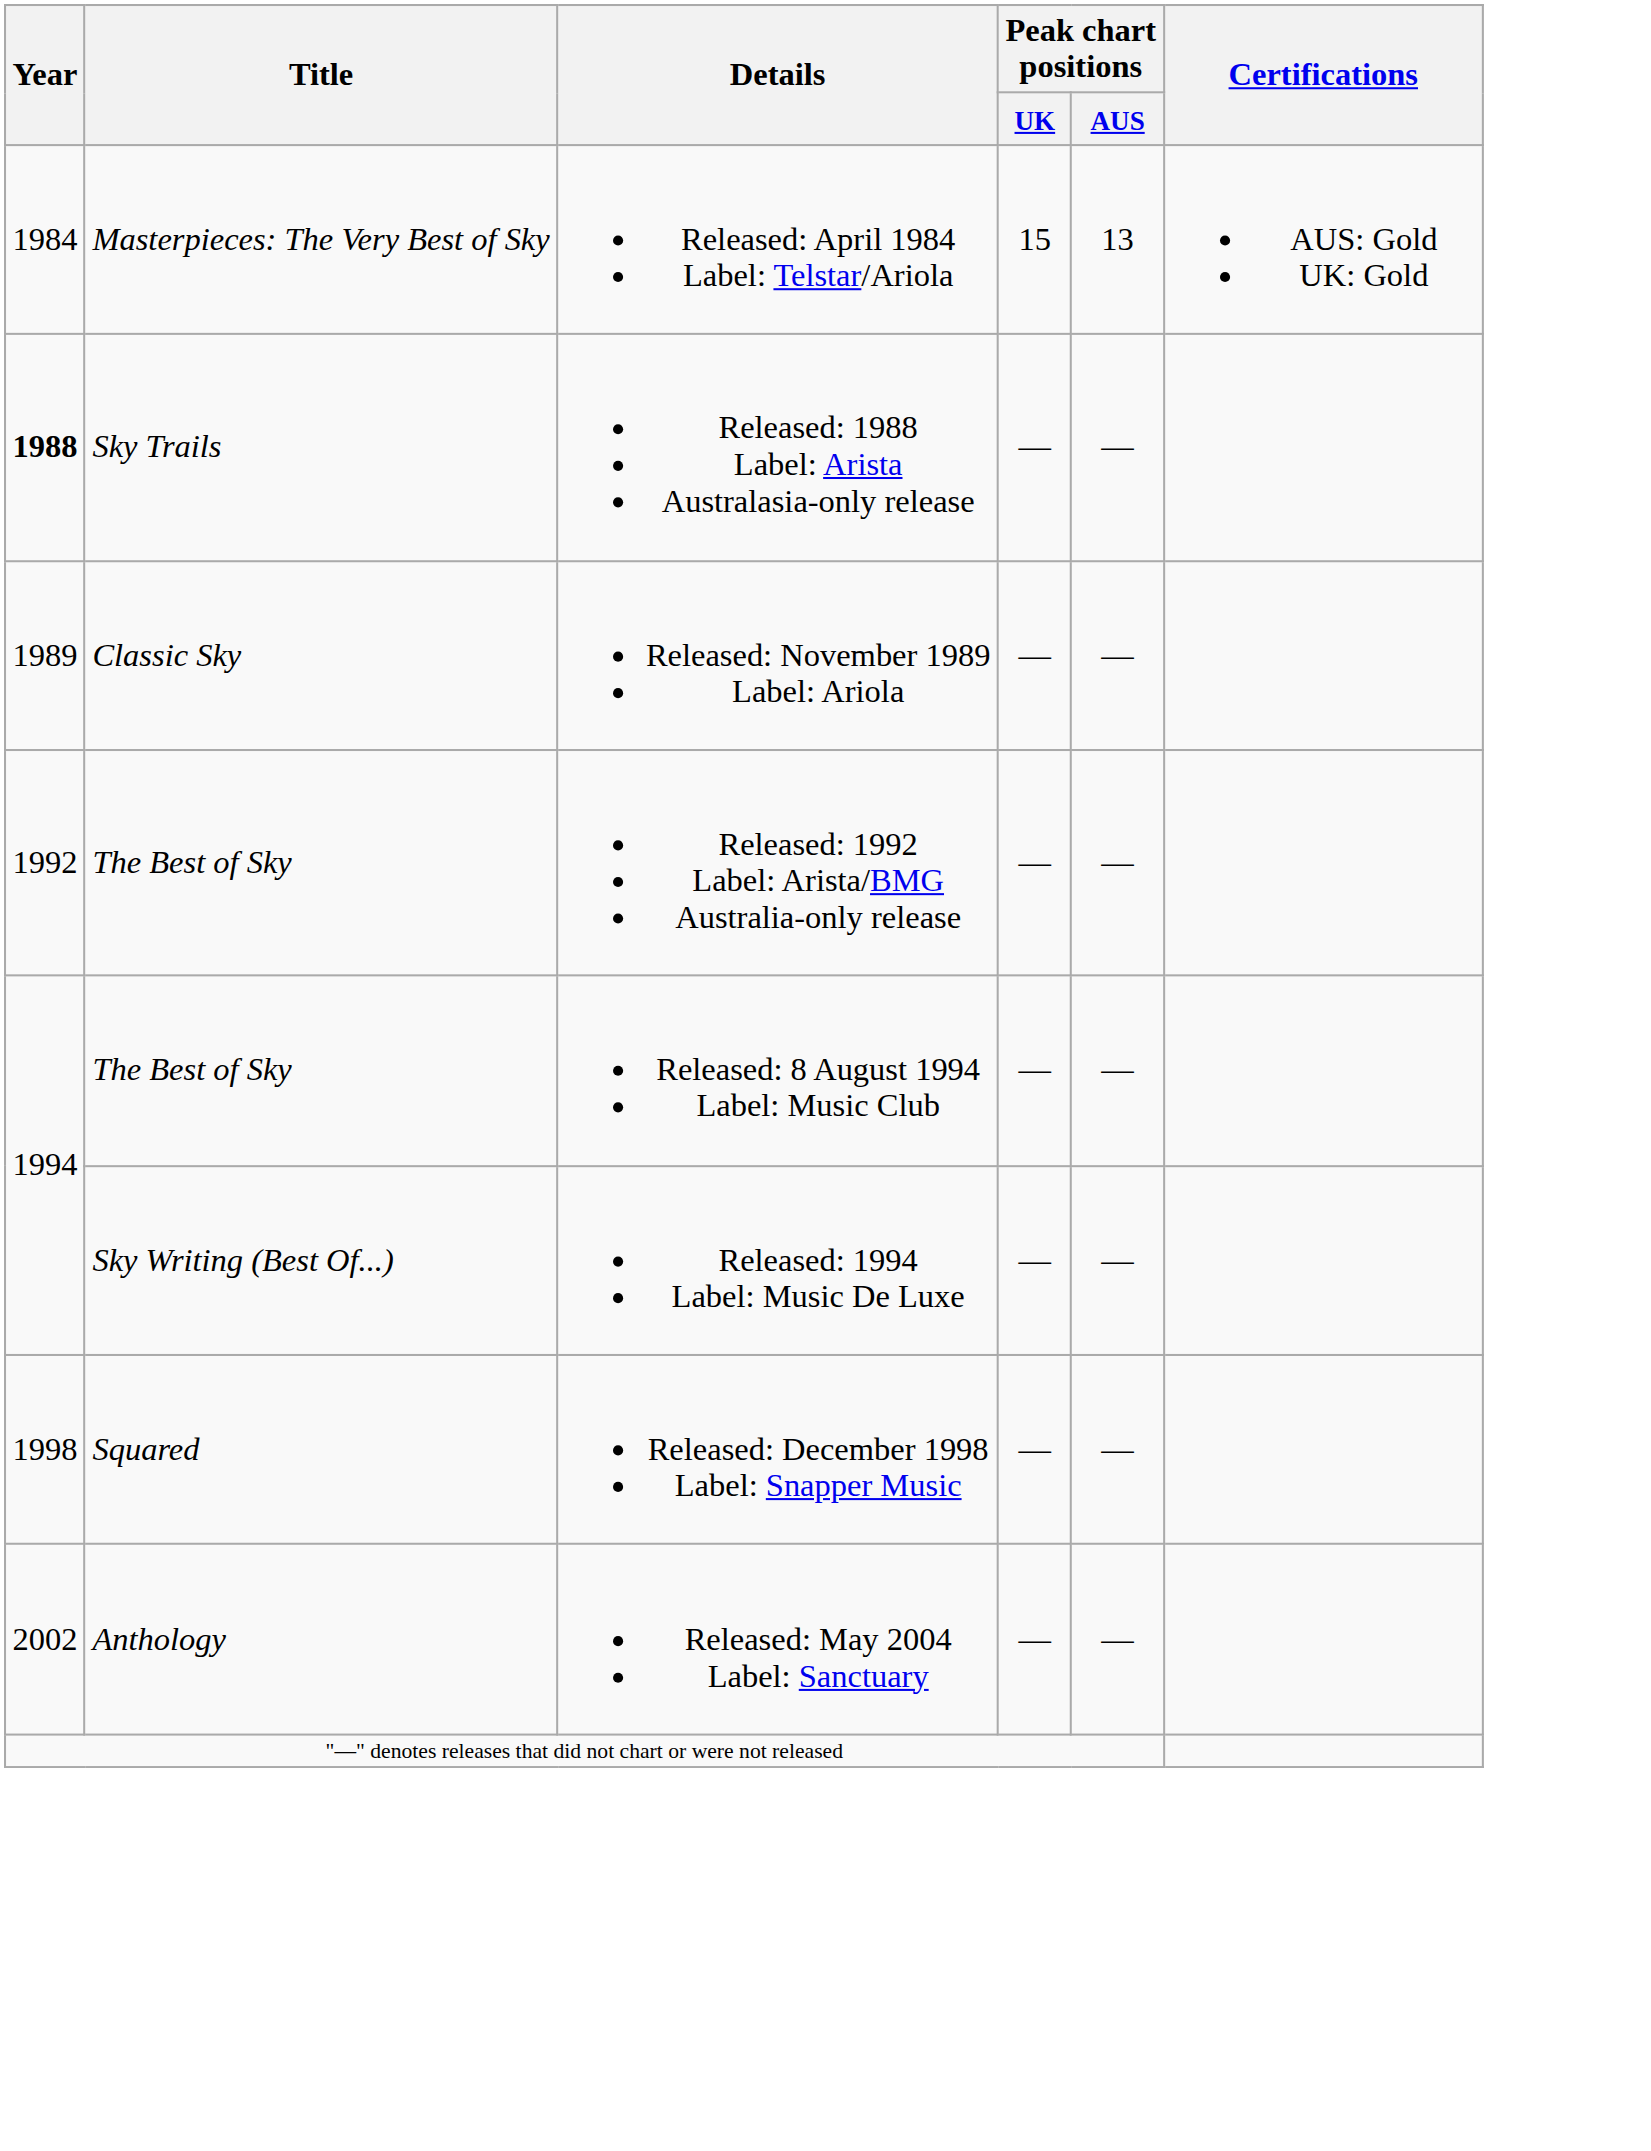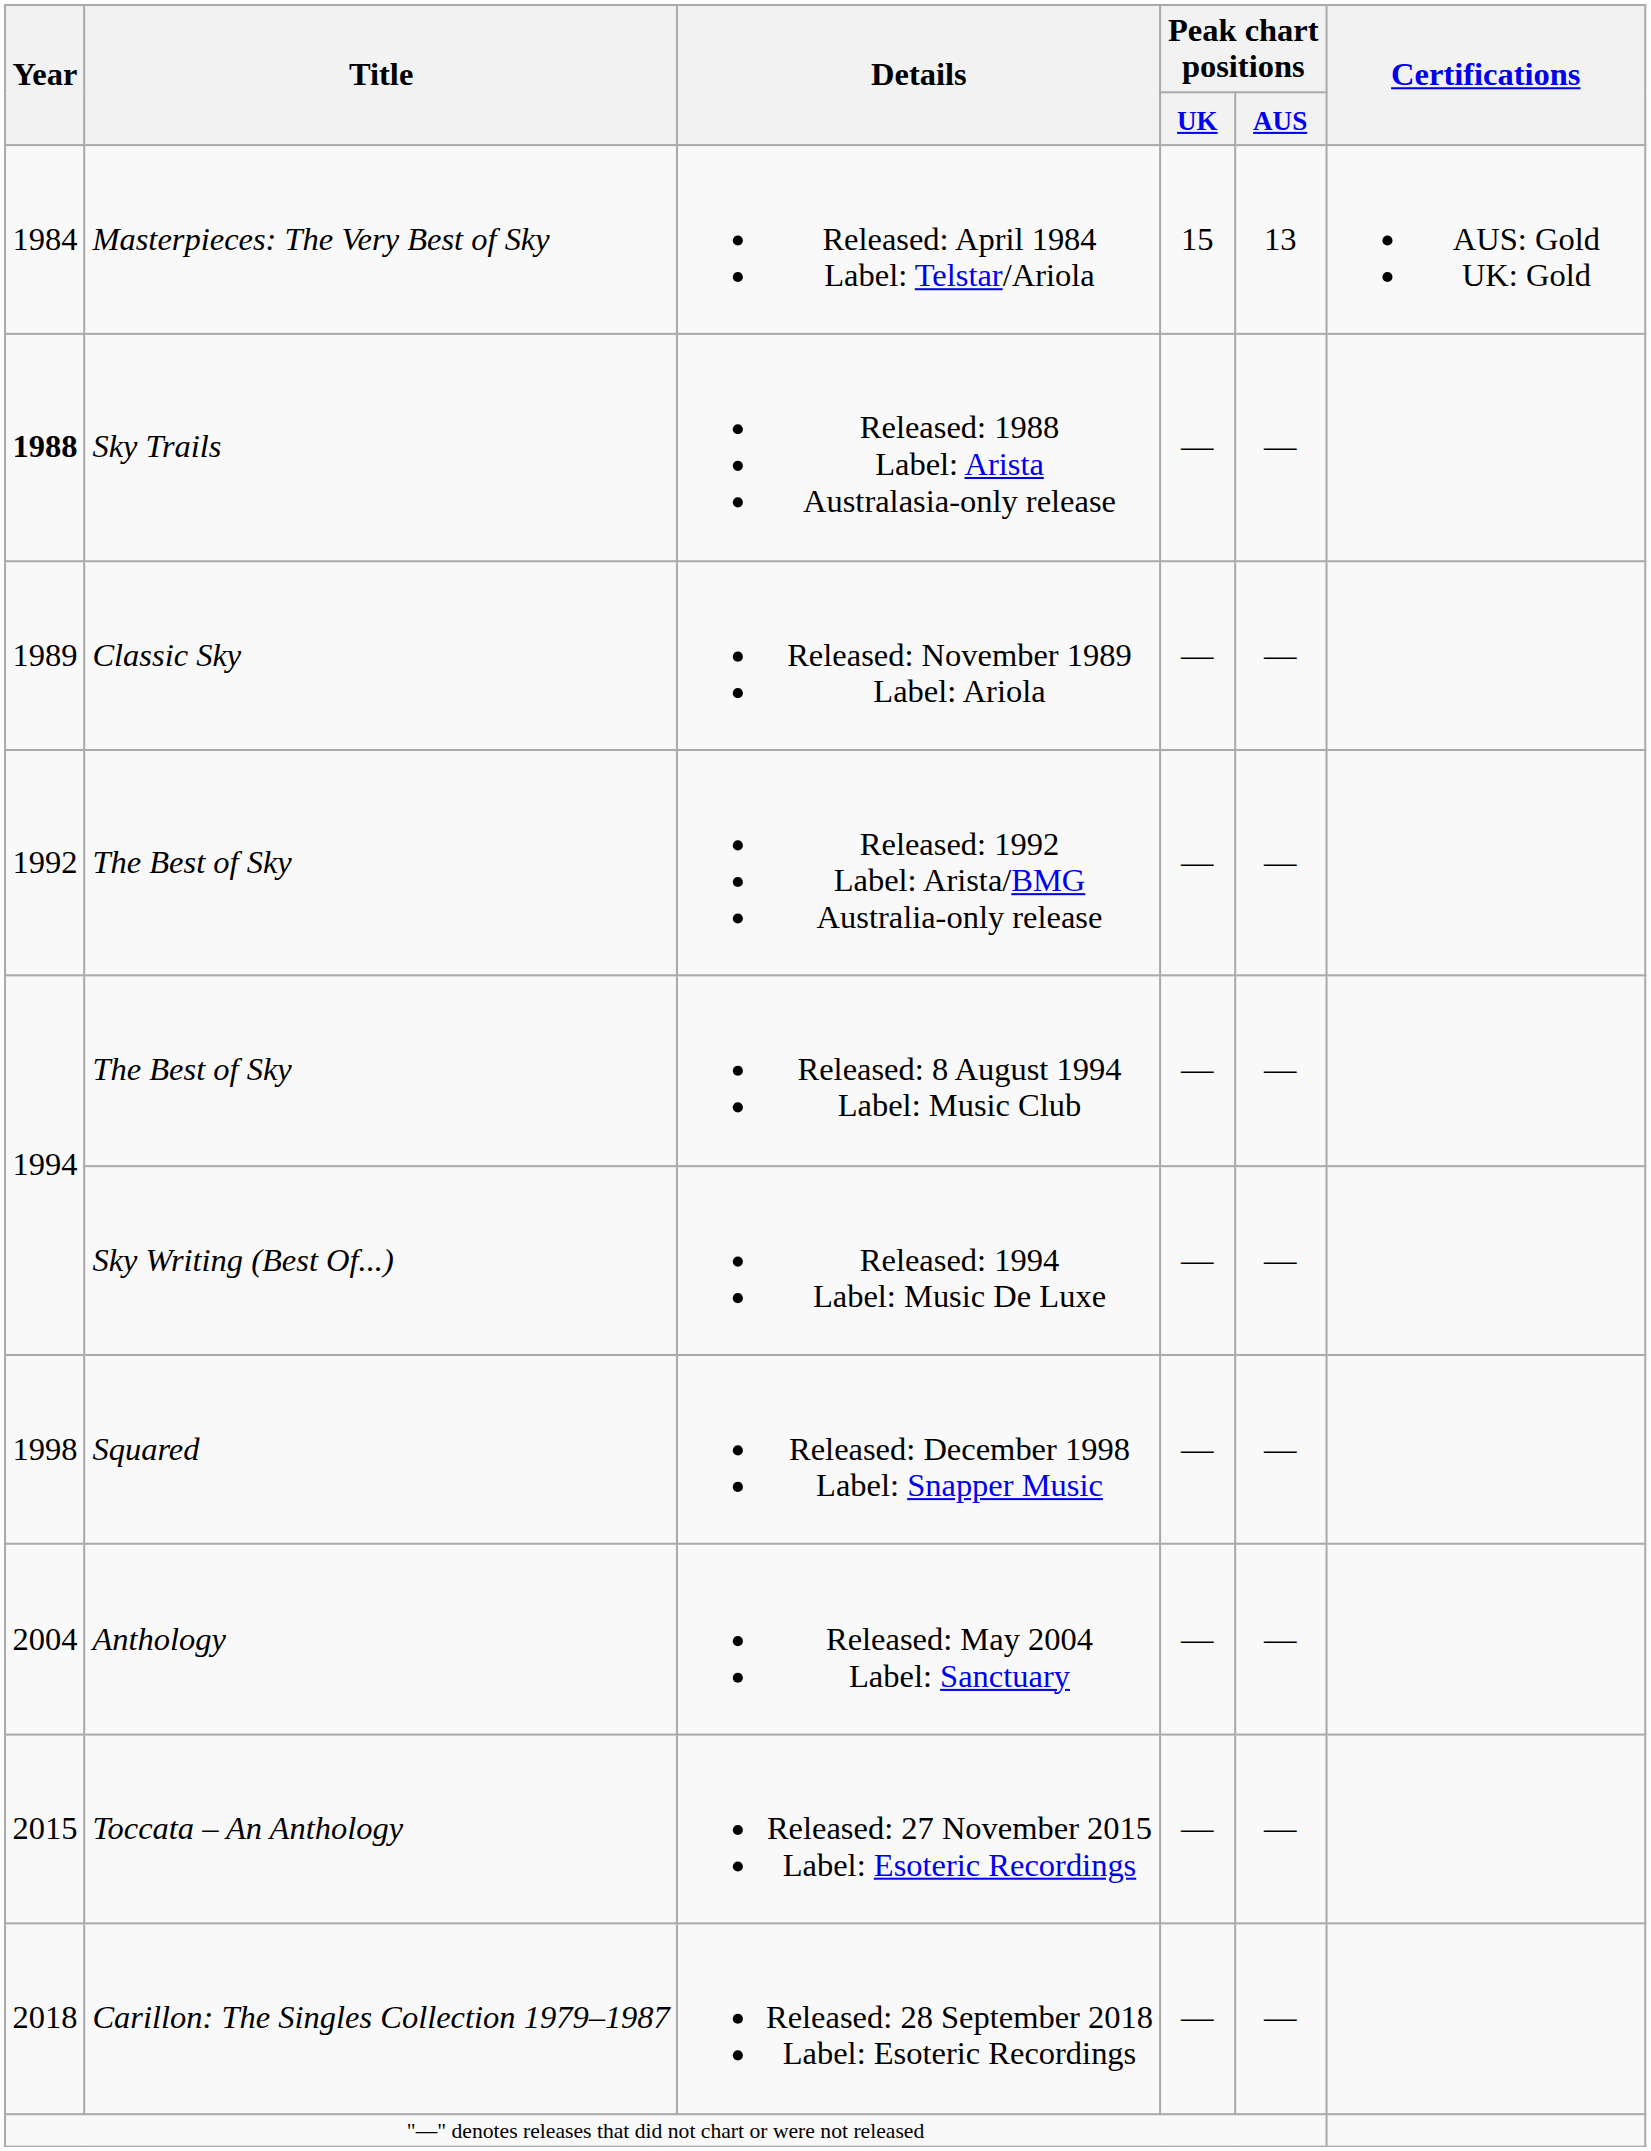(45, 1638) 2002 -> (45, 1638) 2004
+ row: (919, 1847)
+ row: (919, 2037)
